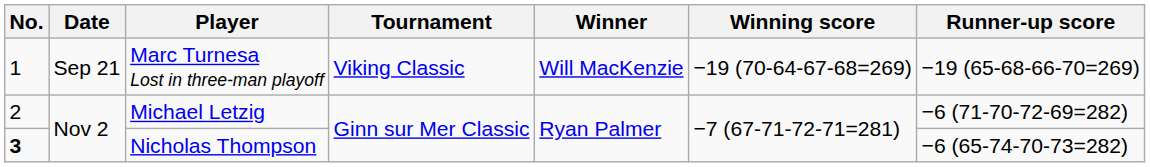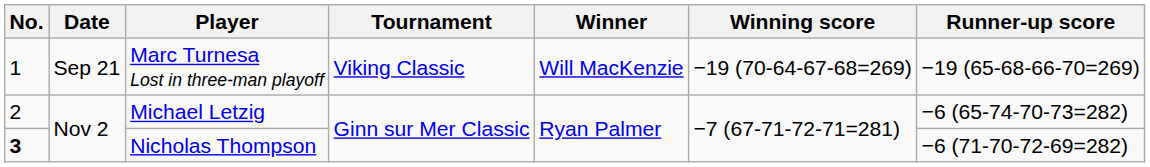(1025, 112) −6 (71-70-72-69=282) -> (1025, 112) −6 (65-74-70-73=282)
(1025, 146) −6 (65-74-70-73=282) -> (1025, 146) −6 (71-70-72-69=282)
